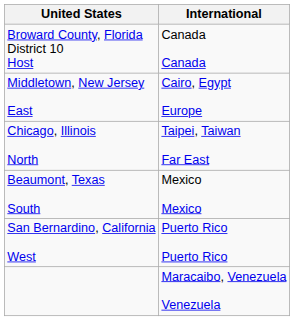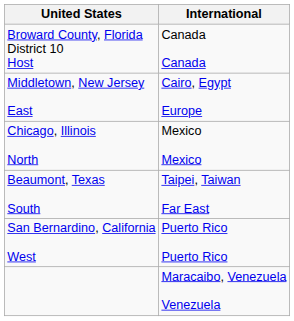(201, 145) Taipei, Taiwan Far East -> (181, 145) Mexico Mexico
(181, 194) Mexico Mexico -> (201, 194) Taipei, Taiwan Far East
